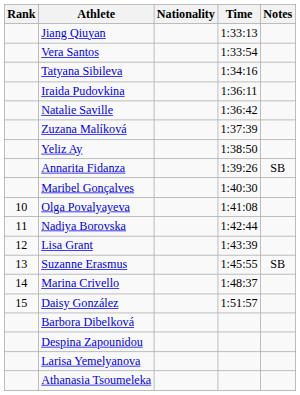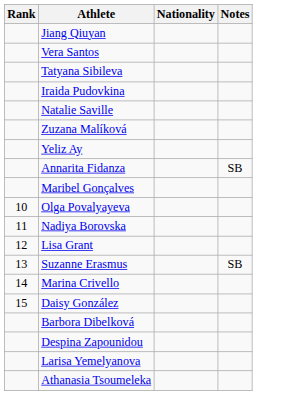- column: (239, 14)
